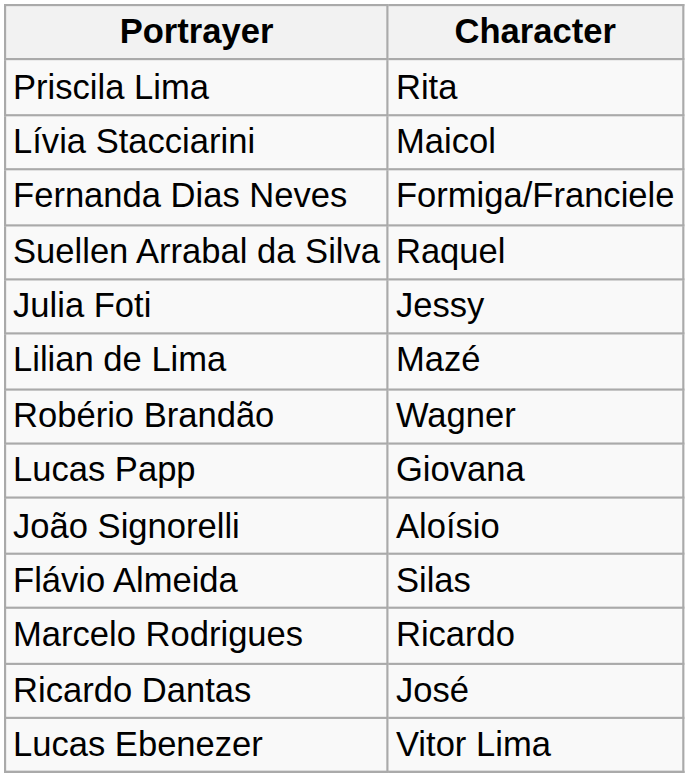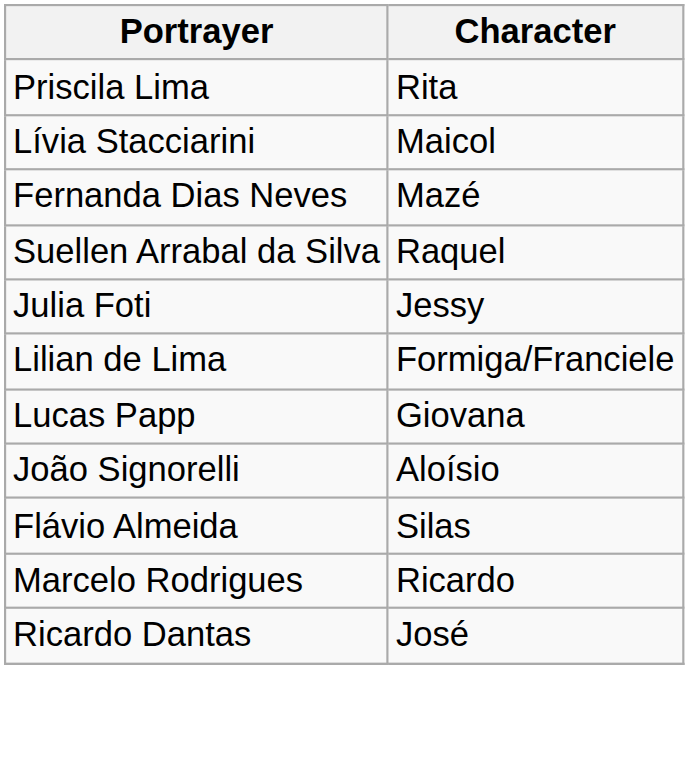(535, 196) Formiga/Franciele -> (438, 196) Mazé
(438, 360) Mazé -> (535, 360) Formiga/Franciele
- row: (144, 415)
- row: (138, 744)
